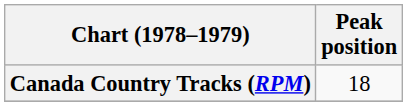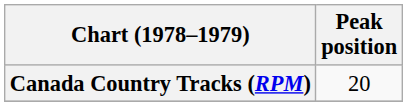(359, 82) 18 -> (359, 82) 20
